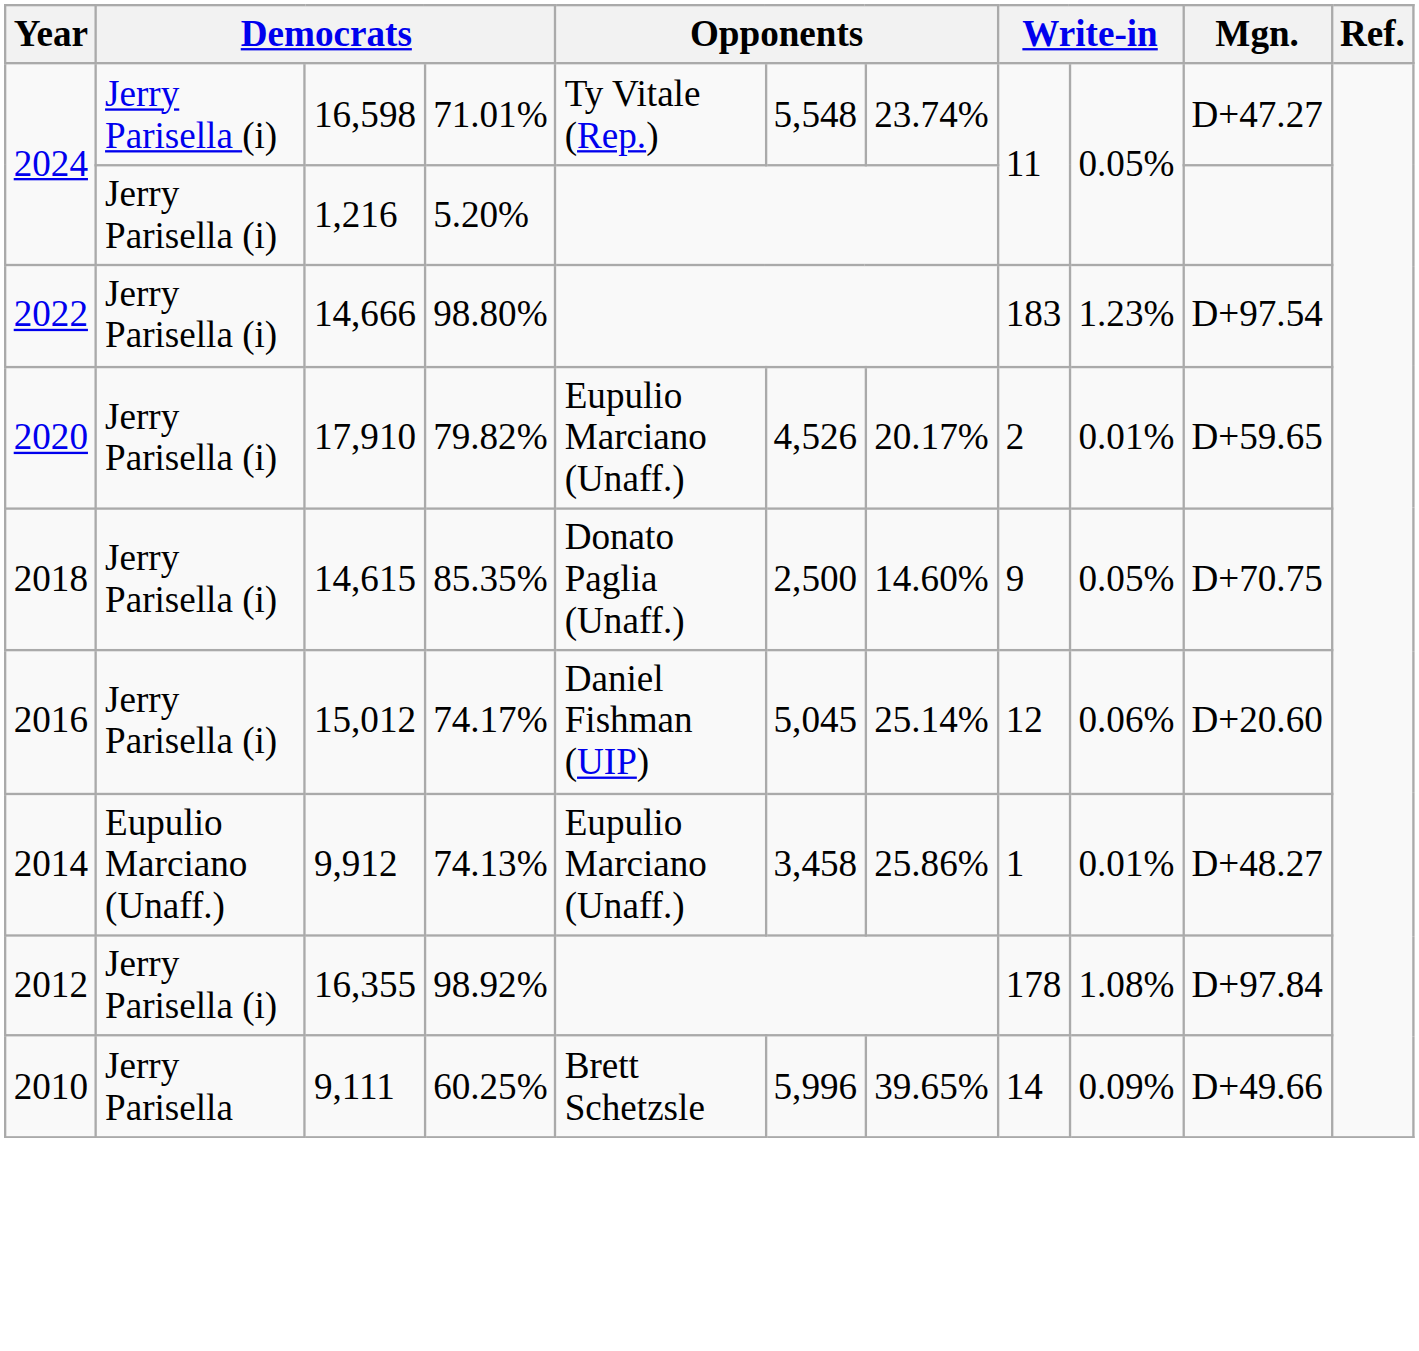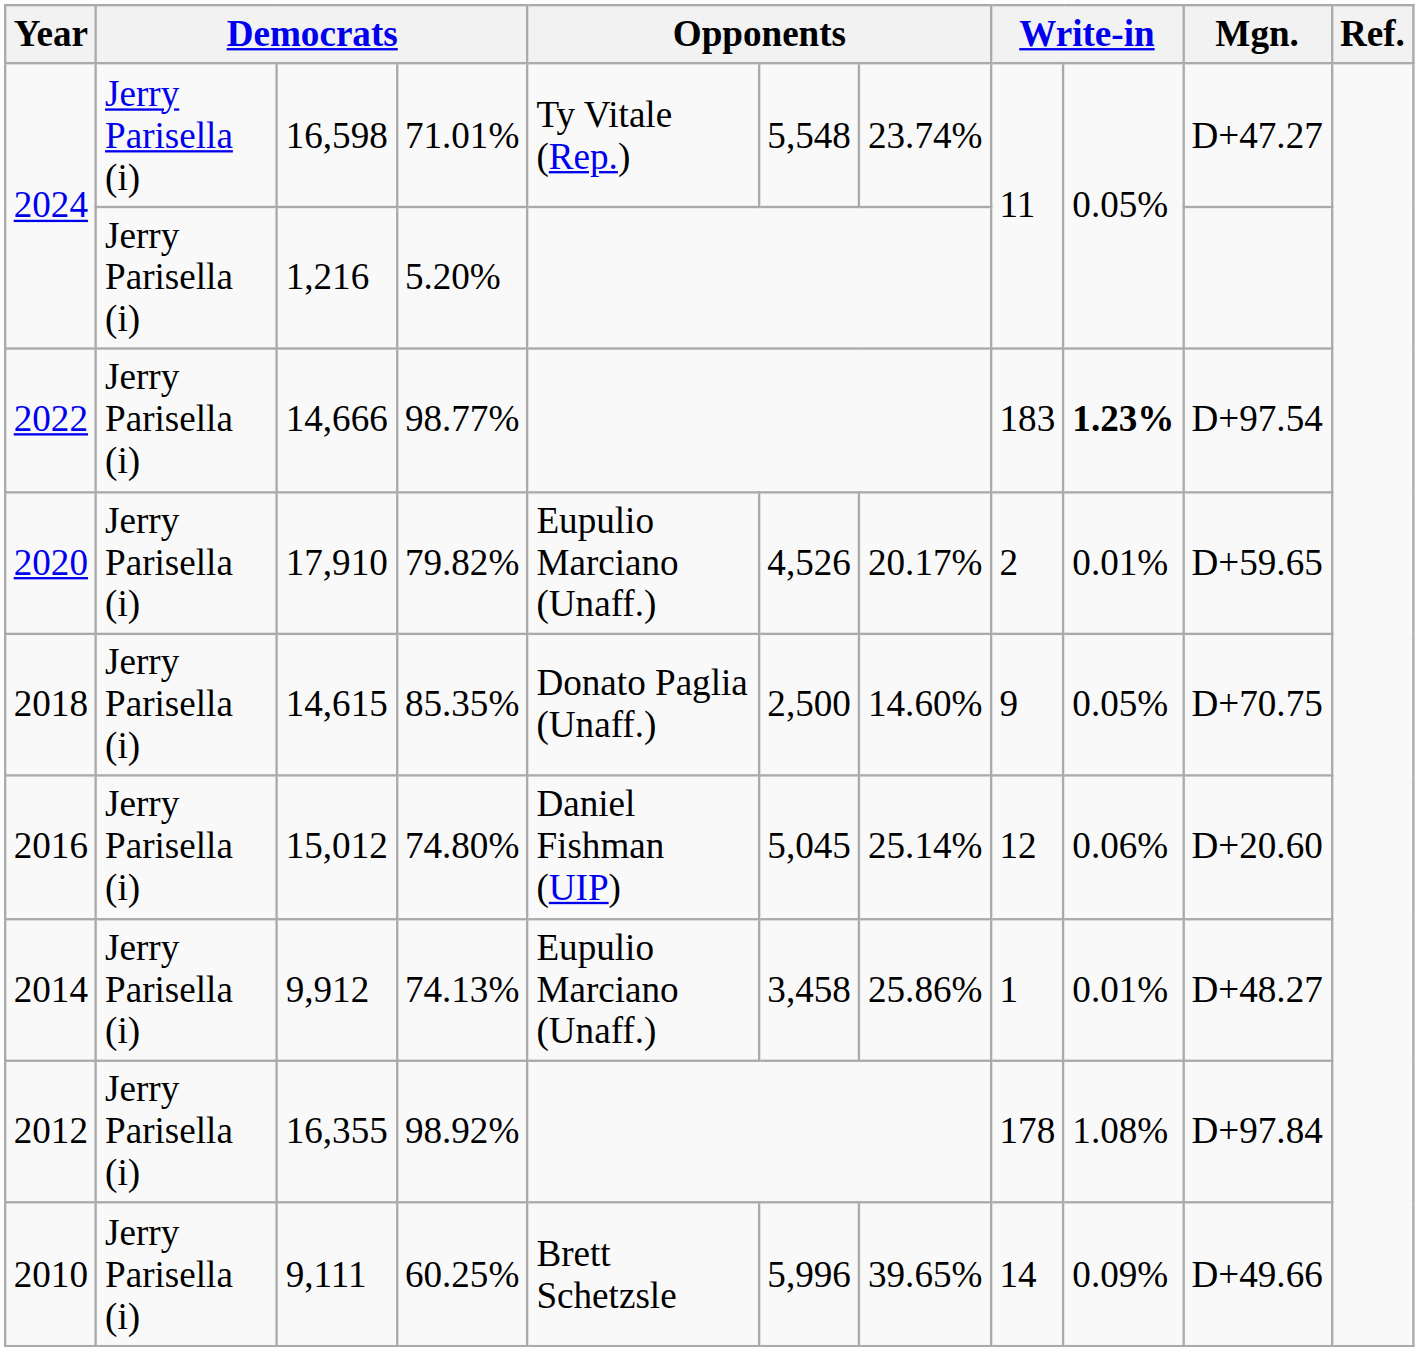(490, 314) 98.80% -> (462, 419) 98.77%
(1126, 314) normal -> (1123, 419) bold
(490, 721) 74.17% -> (462, 846) 74.80%
(176, 863) Eupulio Marciano (Unaff.) -> (169, 988) Jerry Parisella (i)
(169, 1085) Jerry Parisella -> (169, 1273) Jerry Parisella (i)
